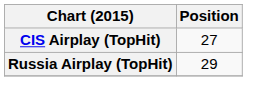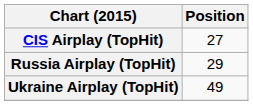+ row: (93, 87)
